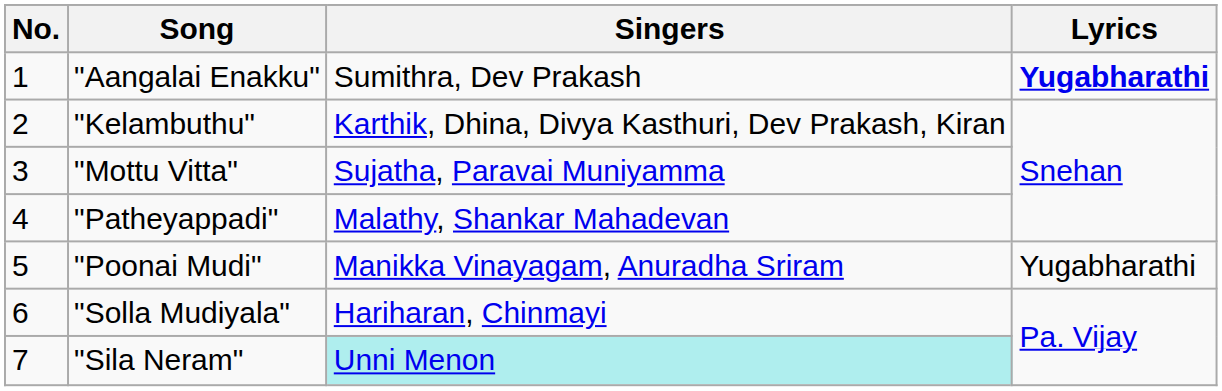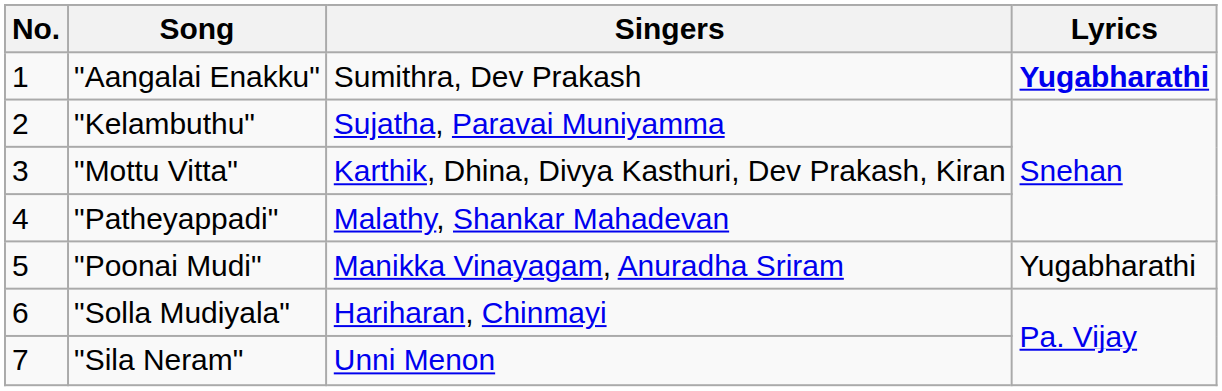(670, 124) Karthik, Dhina, Divya Kasthuri, Dev Prakash, Kiran -> (529, 124) Sujatha, Paravai Muniyamma
(529, 171) Sujatha, Paravai Muniyamma -> (670, 171) Karthik, Dhina, Divya Kasthuri, Dev Prakash, Kiran
(414, 361) paleturquoise background -> (414, 361) no background
